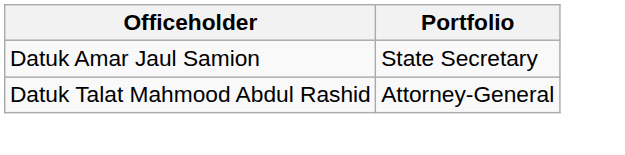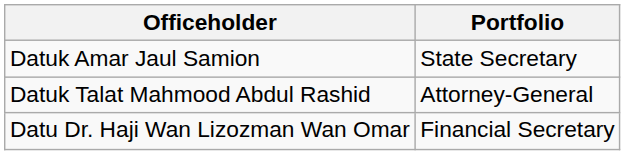+ row: (210, 130)
